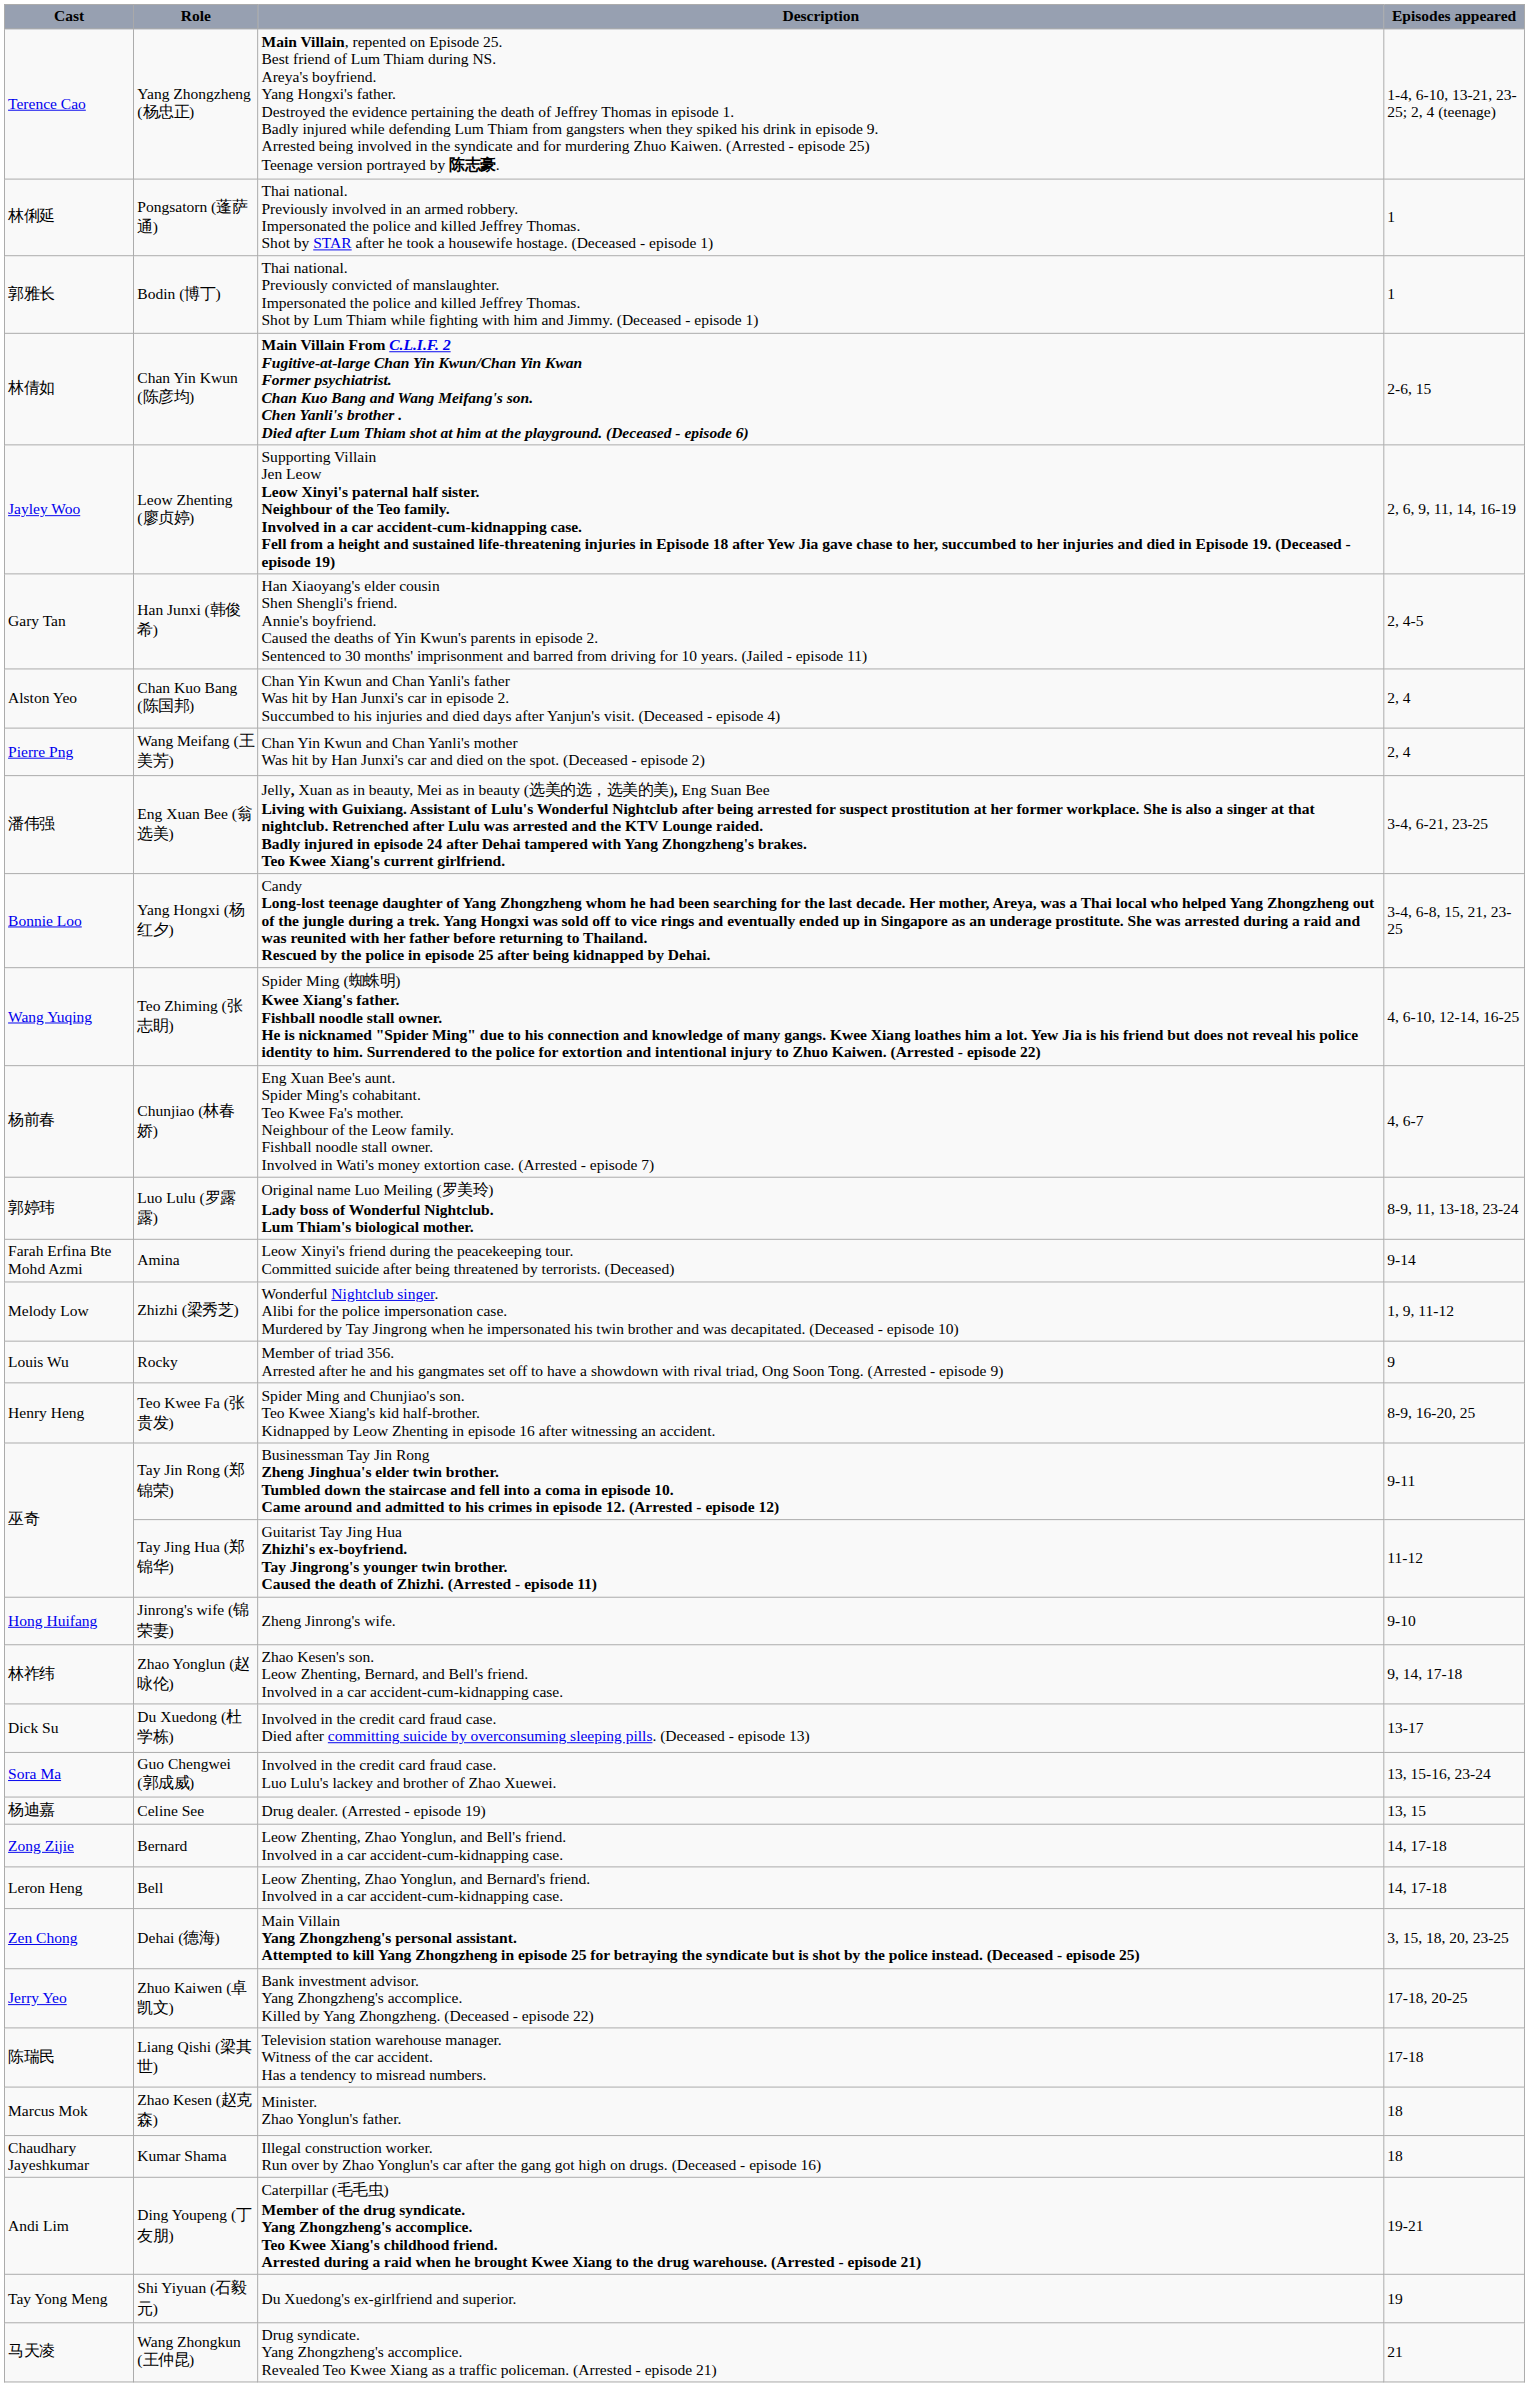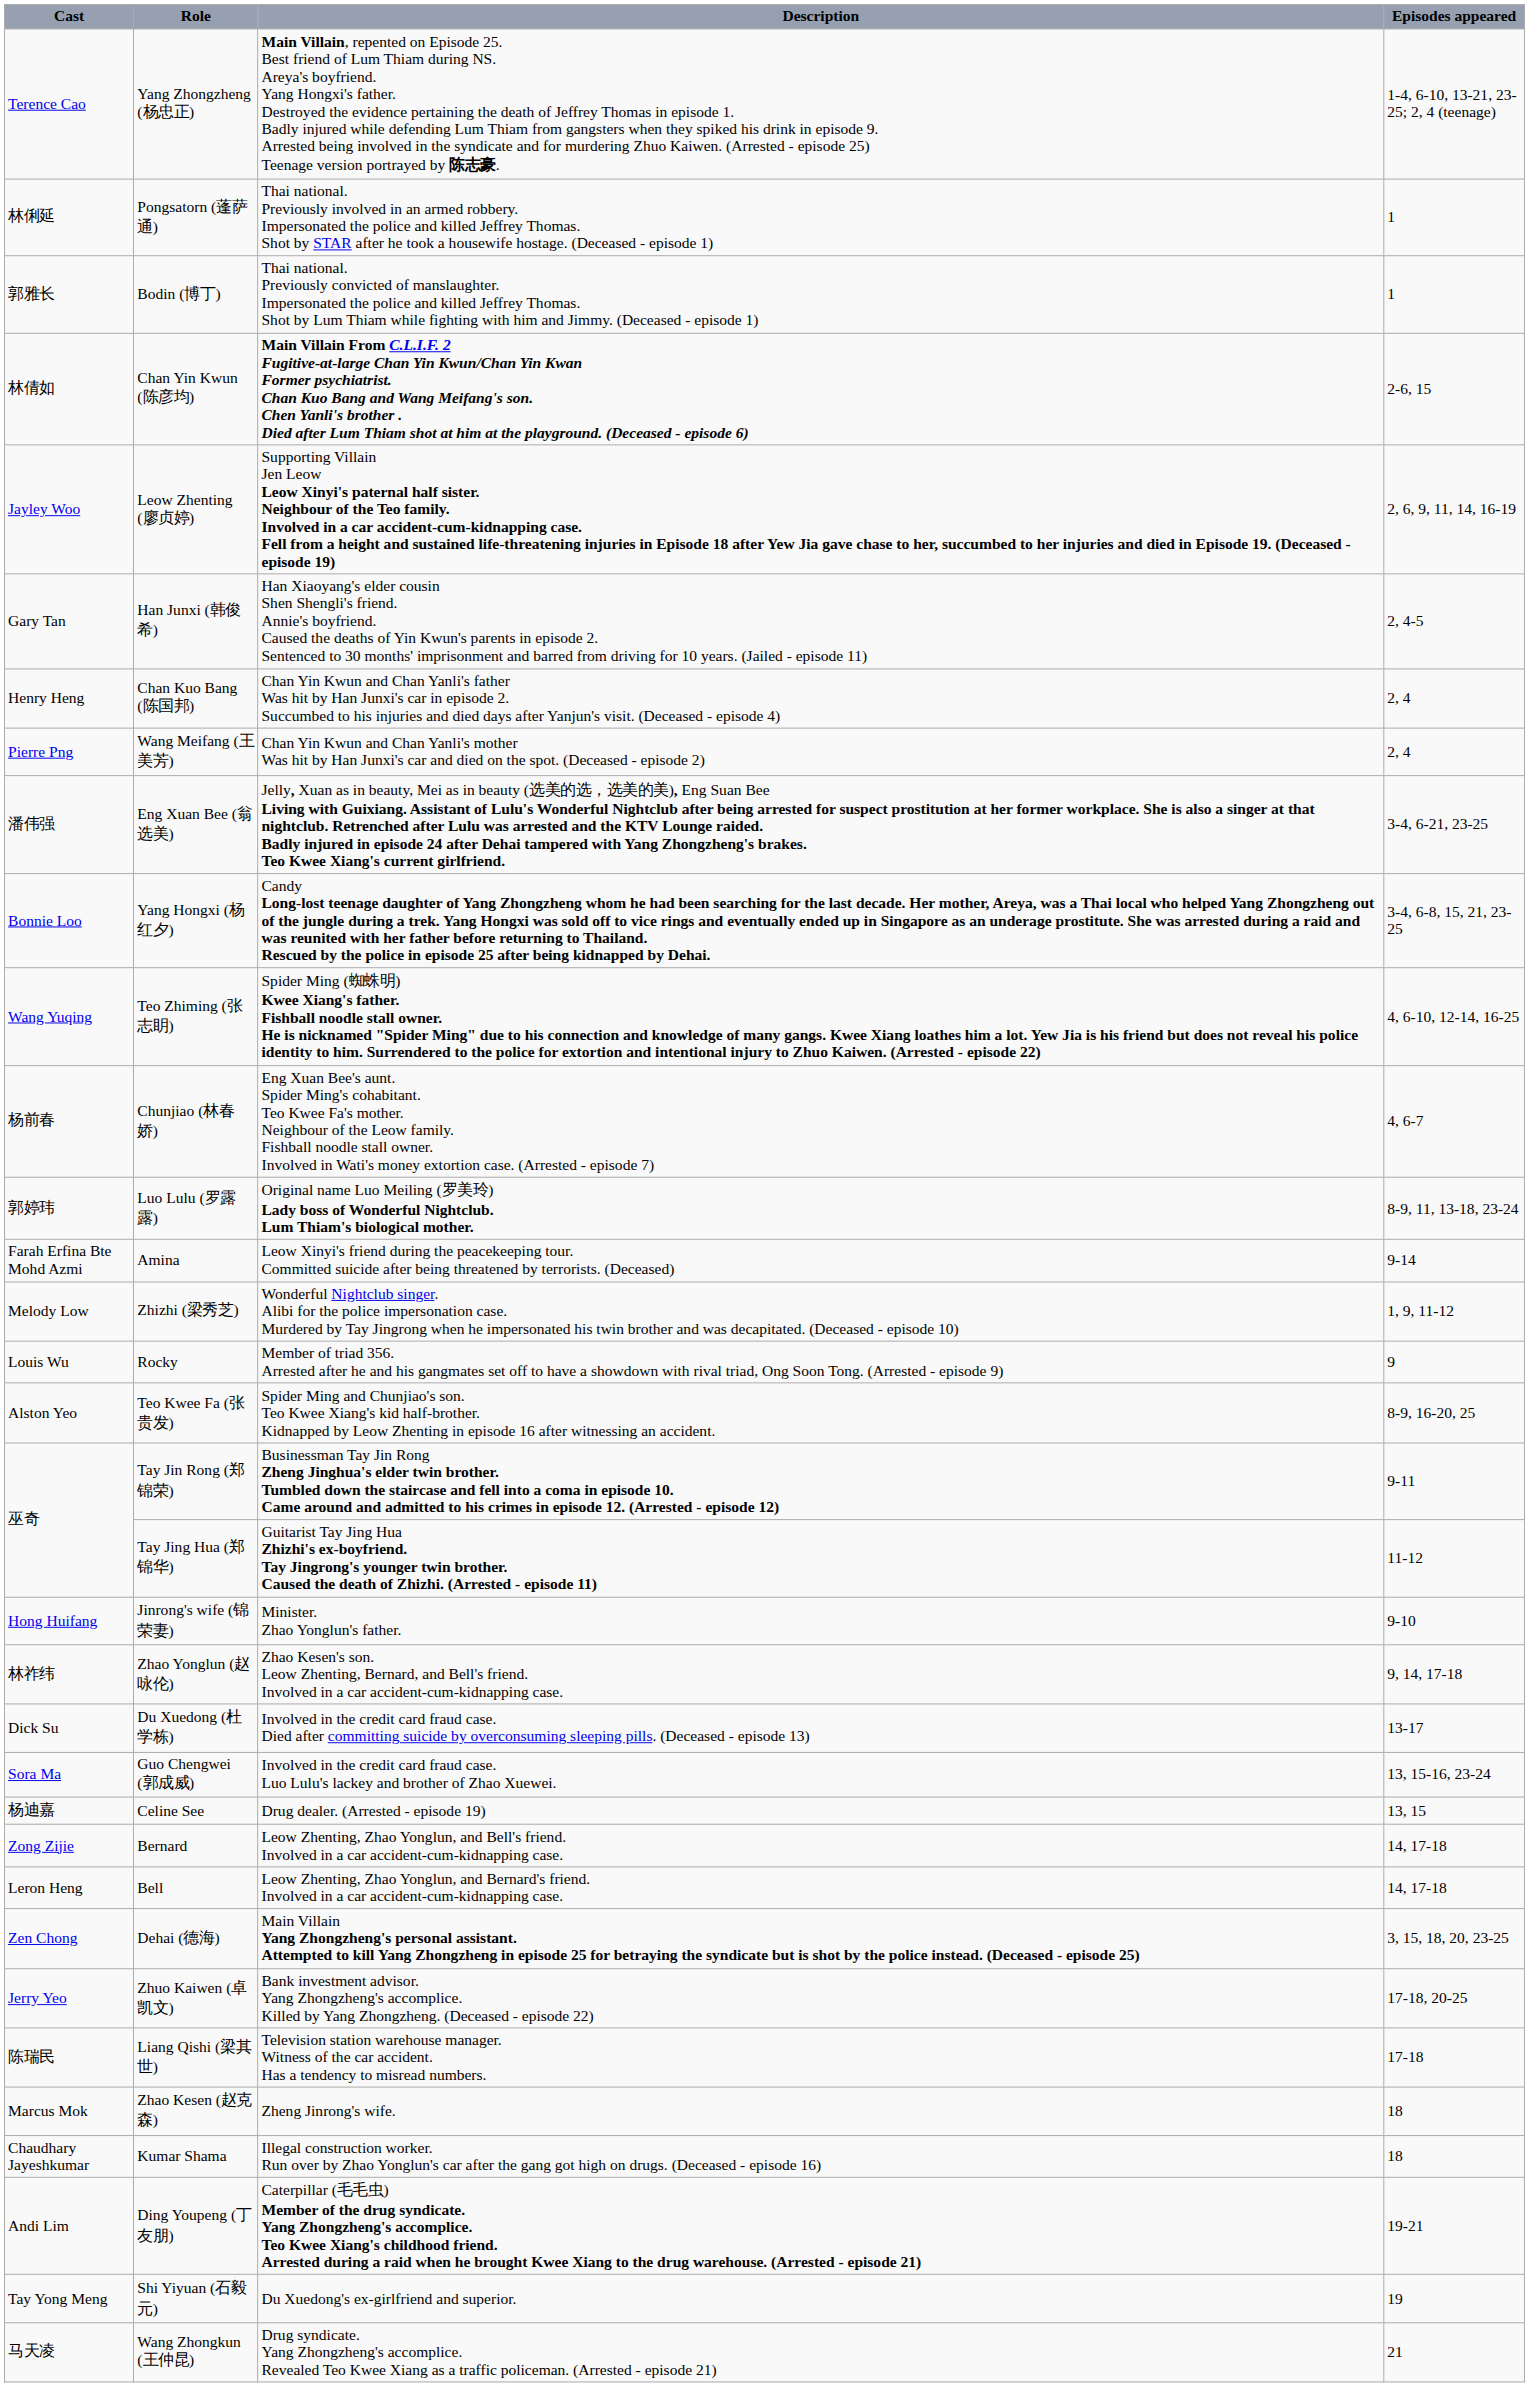(43, 698) Alston Yeo -> (46, 698) Henry Heng
(46, 1413) Henry Heng -> (43, 1413) Alston Yeo
(329, 1620) Zheng Jinrong's wife. -> (331, 1620) Minister. Zhao Yonglun's father.
(331, 2111) Minister. Zhao Yonglun's father. -> (329, 2111) Zheng Jinrong's wife.
